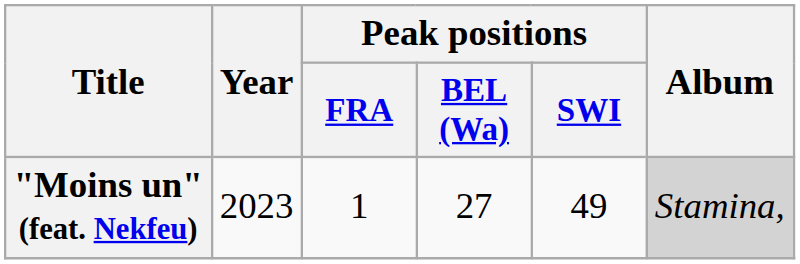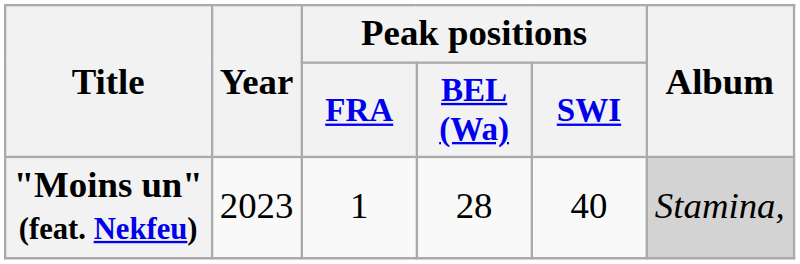(474, 206) 27 -> (474, 206) 28
(589, 206) 49 -> (589, 206) 40
